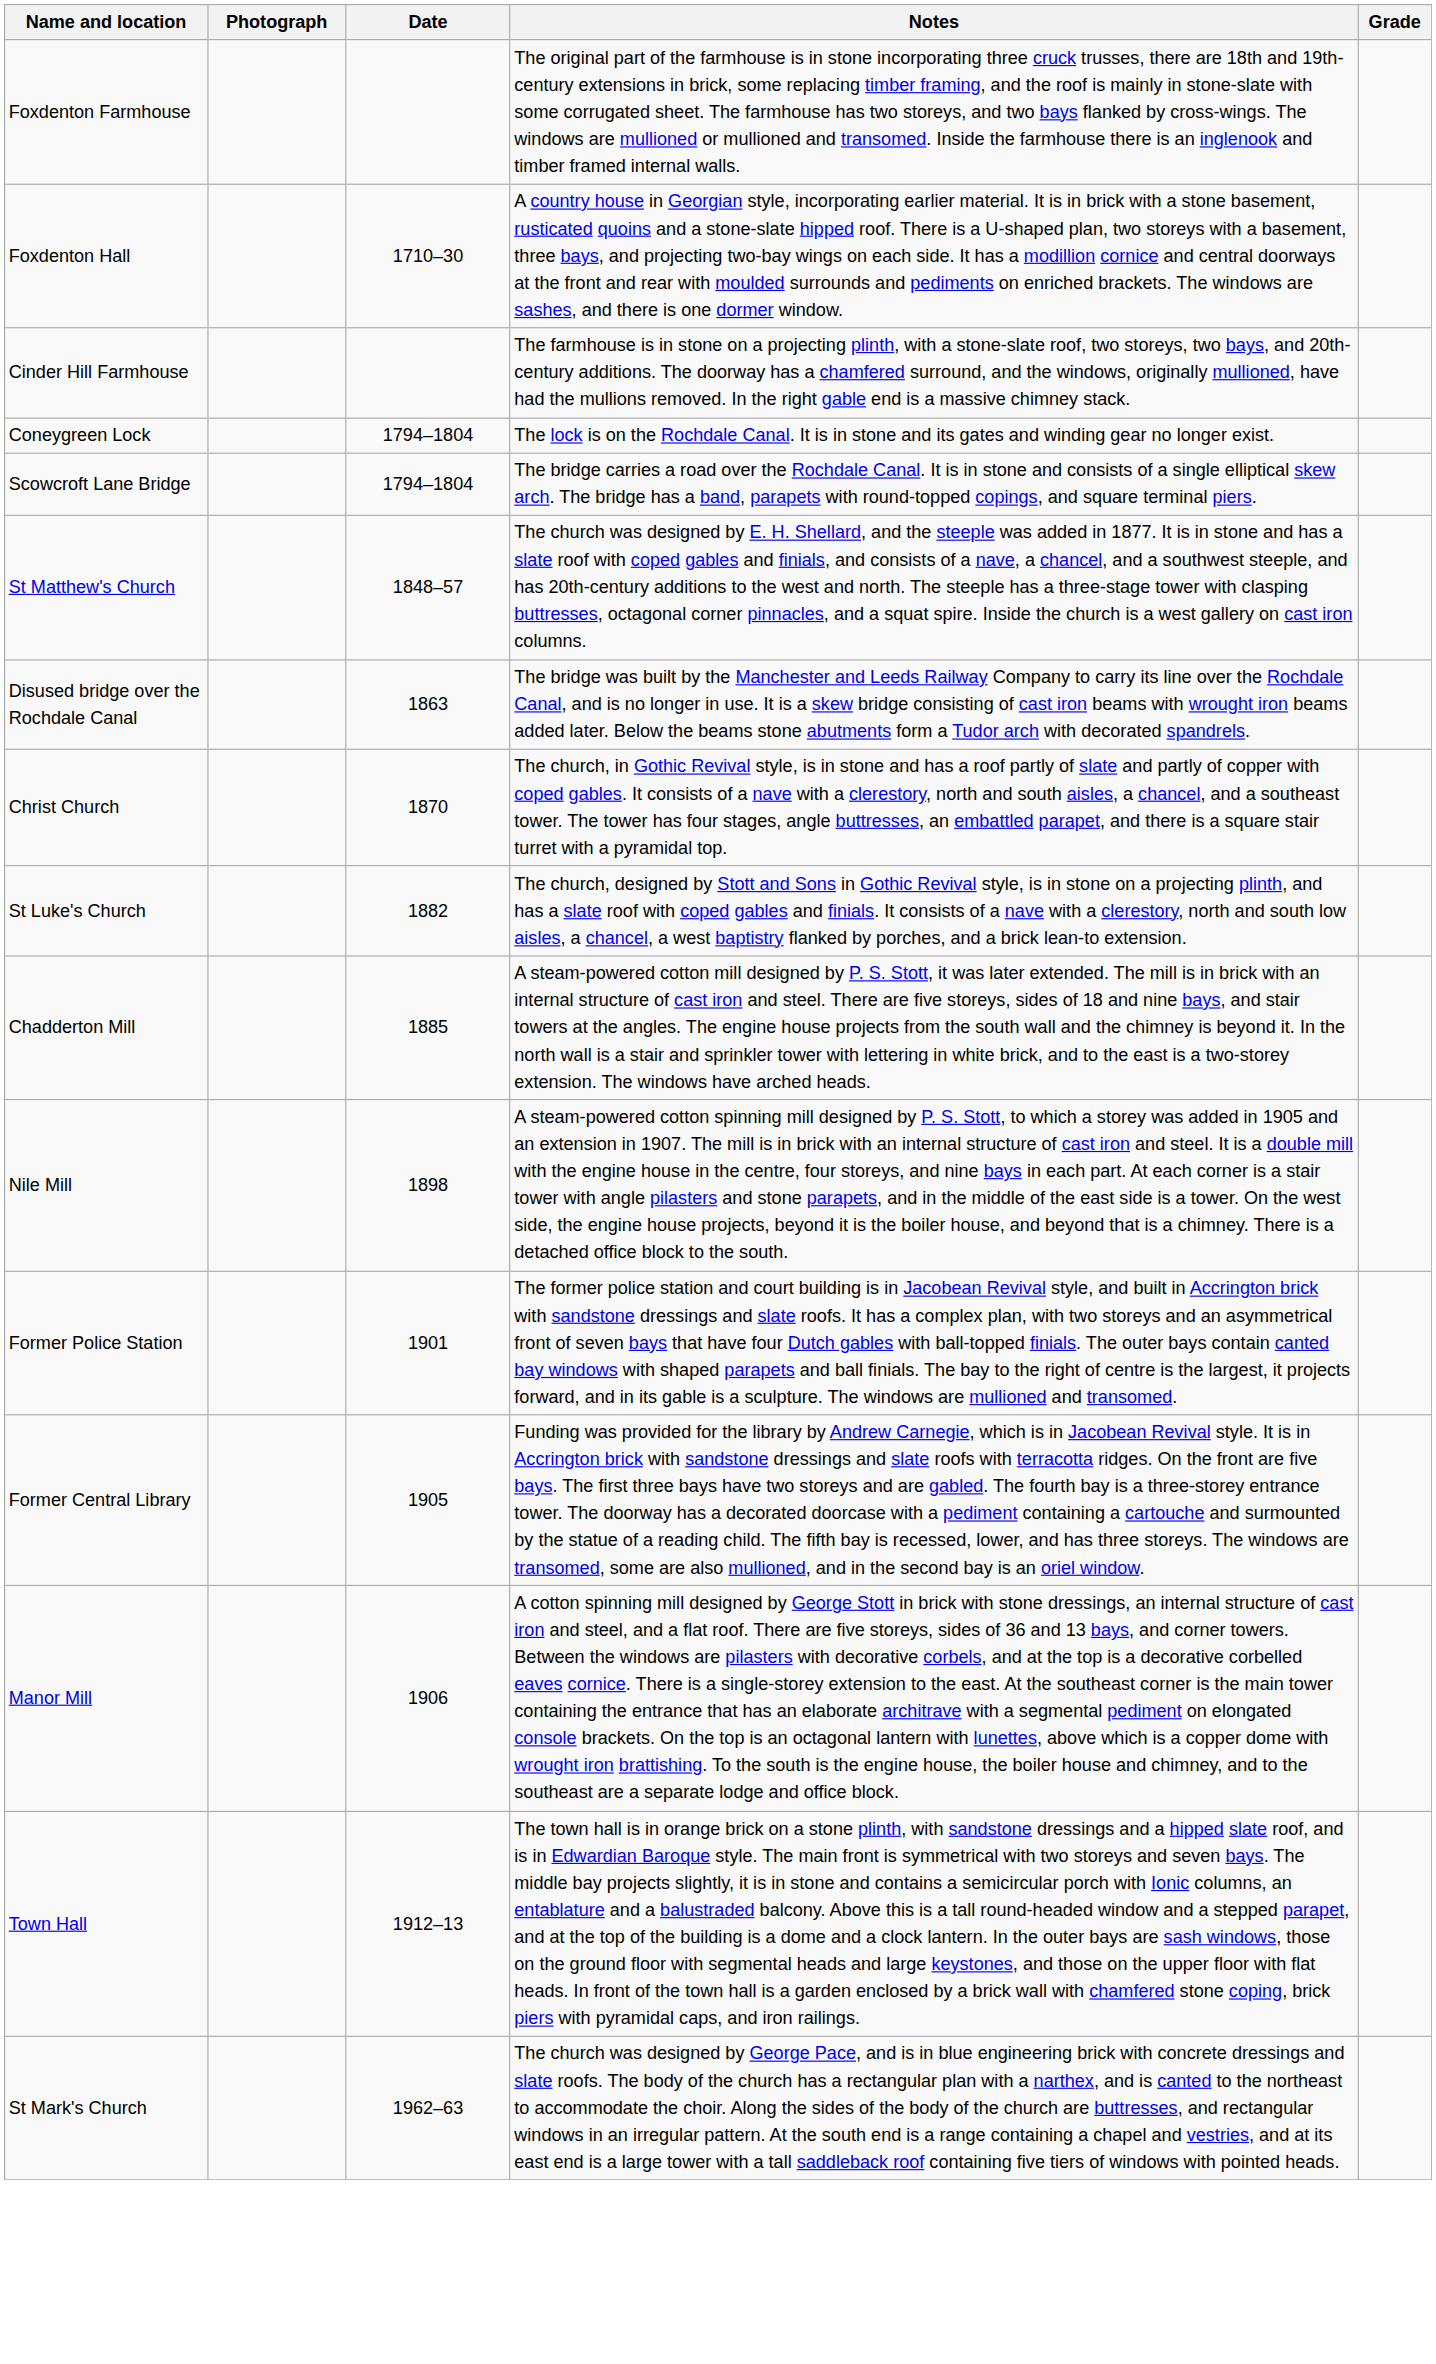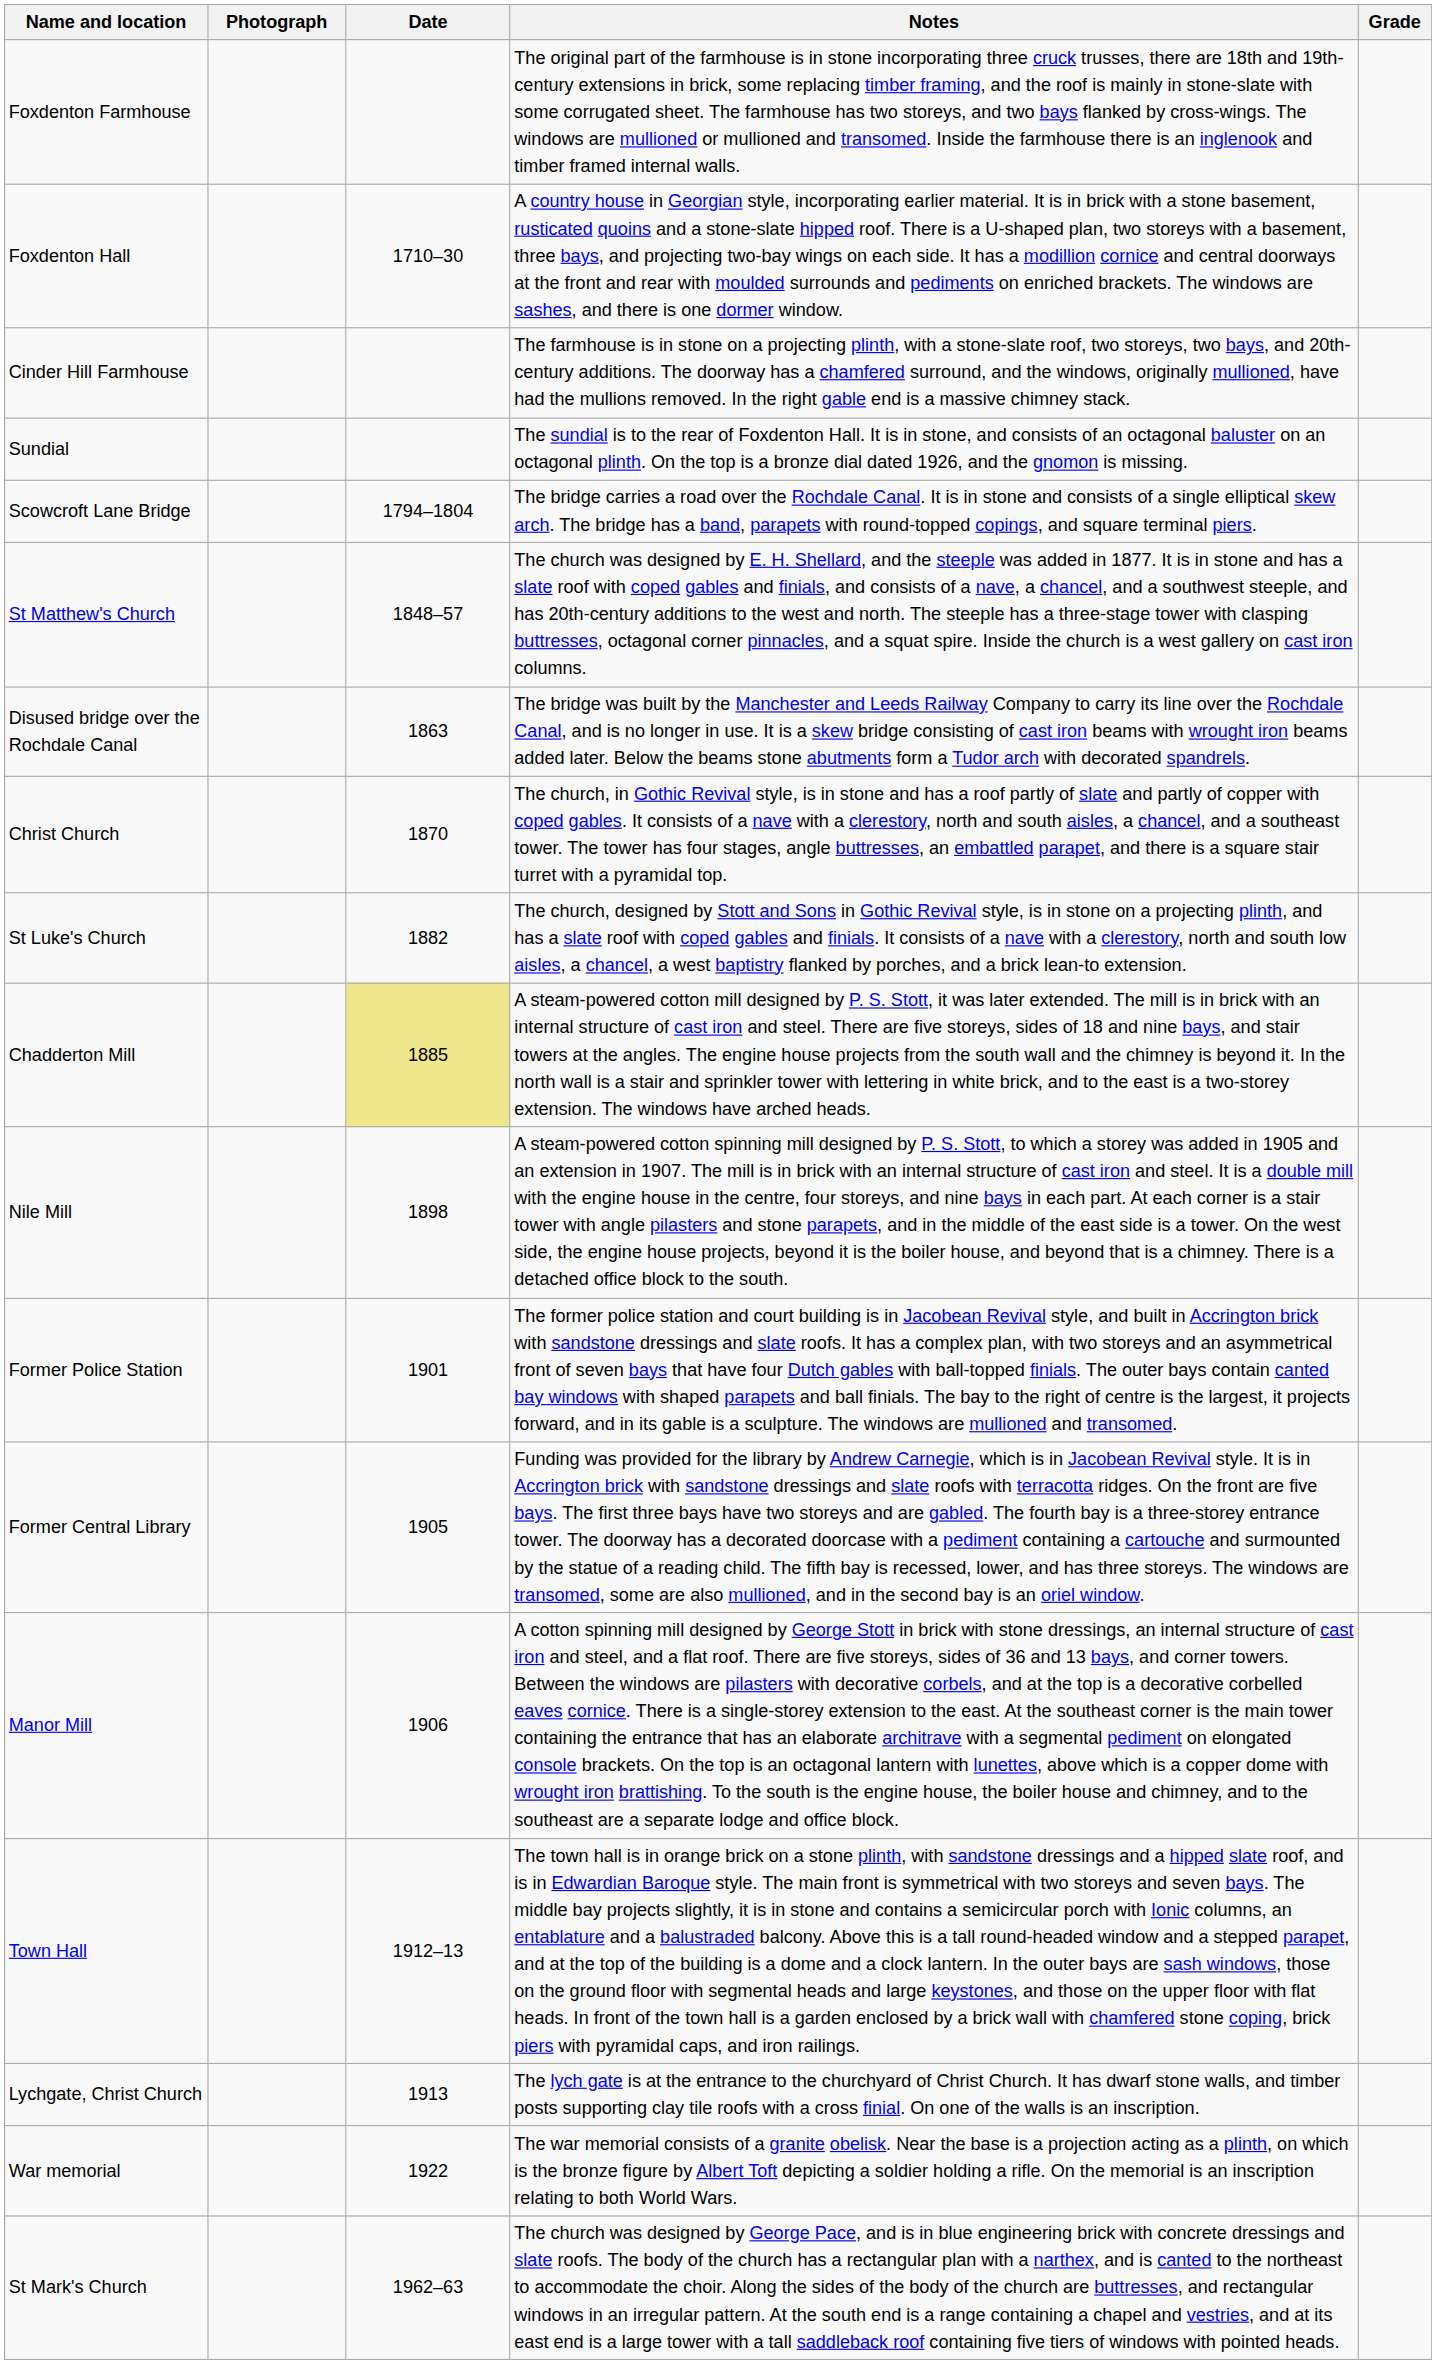+ row: (39, 448)
- row: (80, 435)
(428, 1027) no background -> (428, 1054) khaki background
+ row: (105, 2094)
+ row: (65, 2170)
